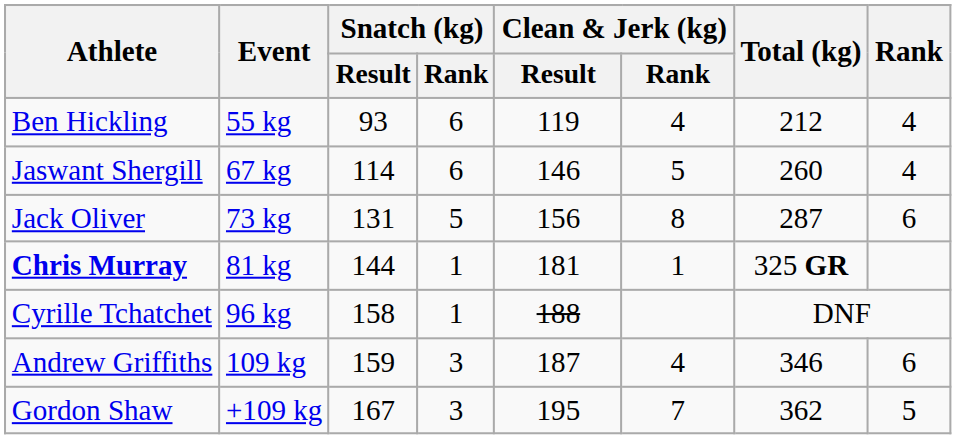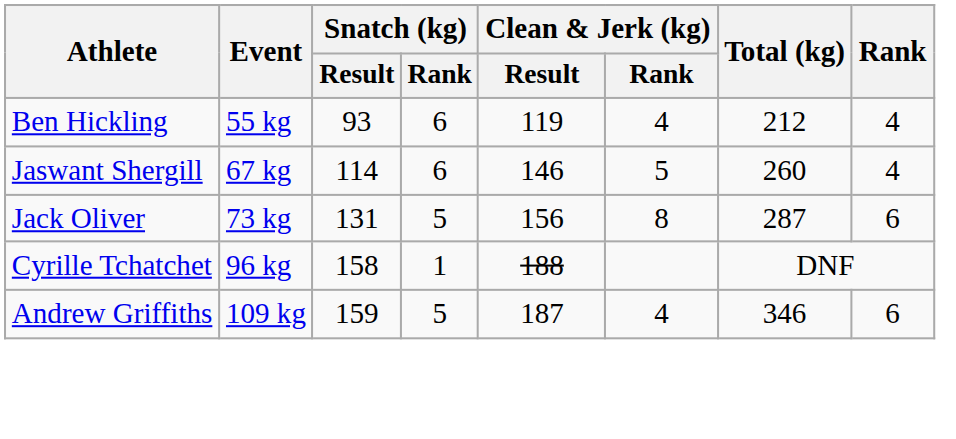- row: (99, 266)
(456, 362) 3 -> (440, 314) 5
- row: (92, 410)
